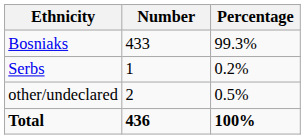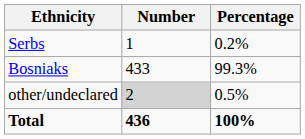rows swapped: (38, 43) <-> (26, 69)
(130, 95) no background -> (130, 95) lightgrey background
